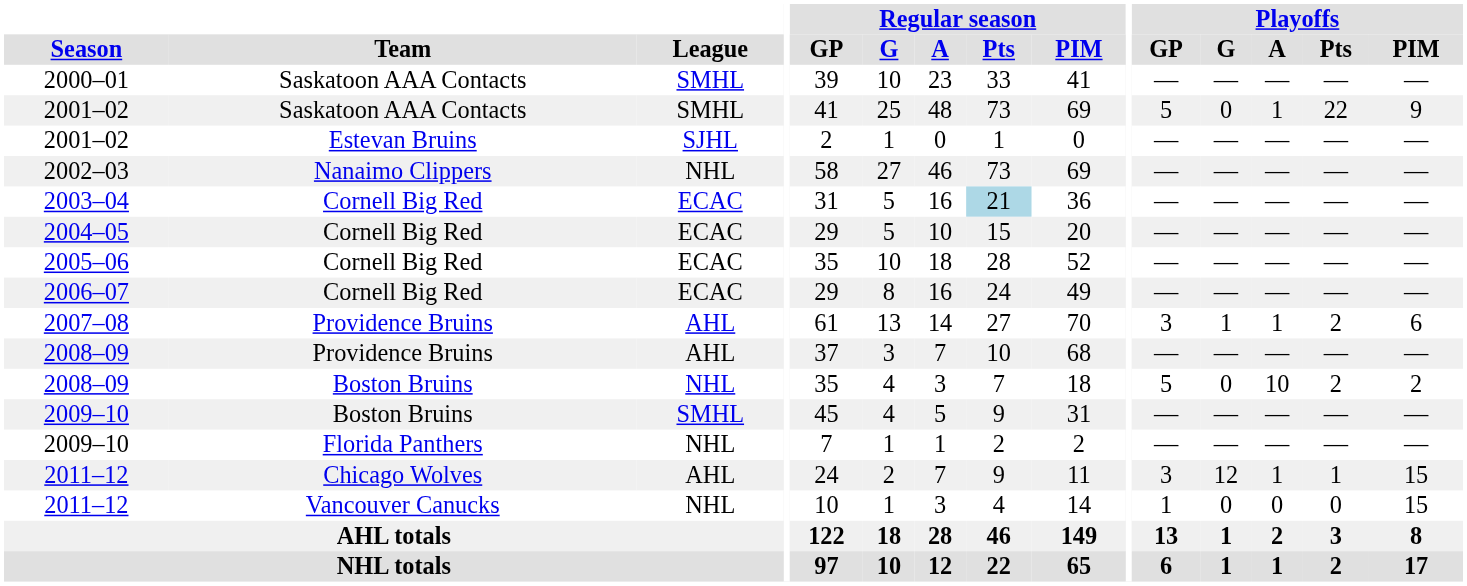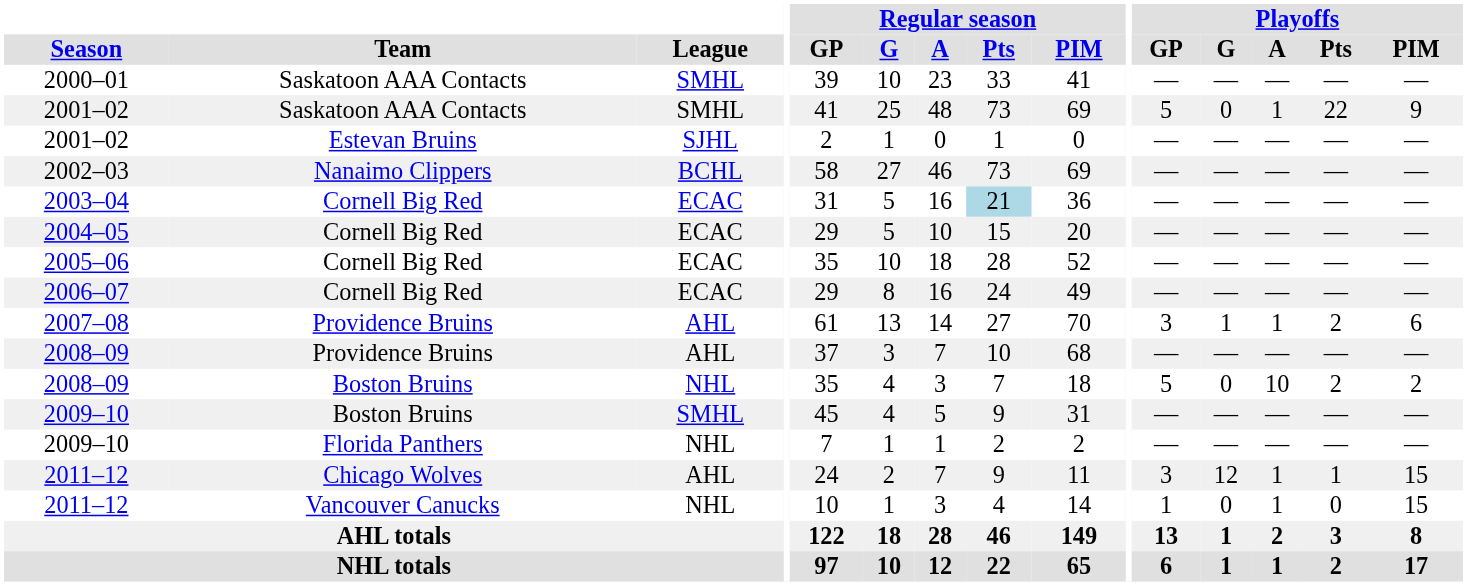(710, 170) NHL -> (710, 170) BCHL
(1277, 505) 0 -> (1277, 505) 1
